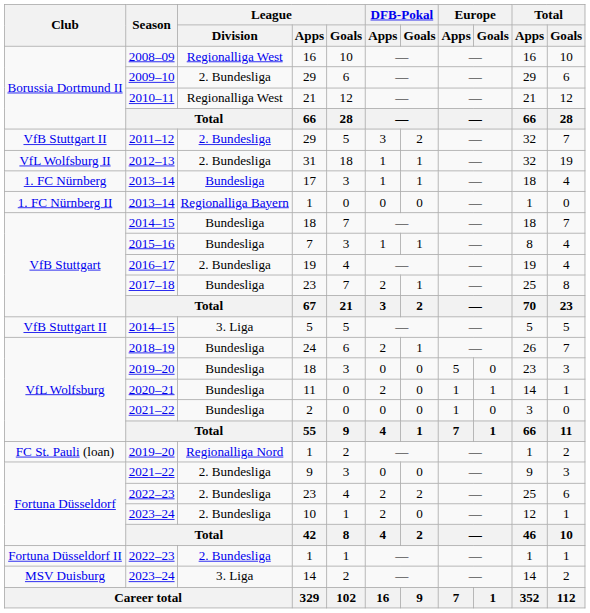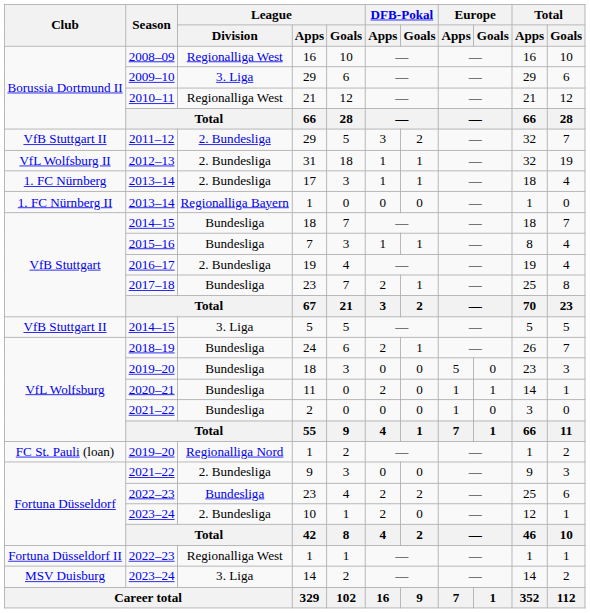(235, 77) 2. Bundesliga -> (235, 77) 3. Liga
(235, 181) Bundesliga -> (235, 181) 2. Bundesliga
(235, 493) 2. Bundesliga -> (235, 493) Bundesliga
(235, 555) 2. Bundesliga -> (235, 555) Regionalliga West
